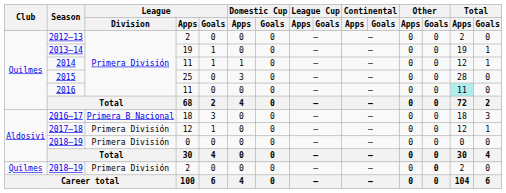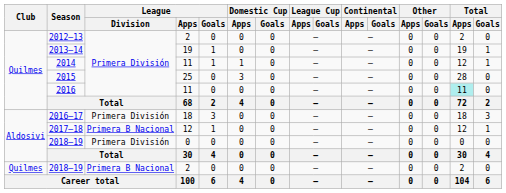(130, 116) Primera B Nacional -> (130, 116) Primera División
(130, 129) Primera División -> (130, 129) Primera B Nacional
(130, 169) Primera División -> (130, 169) Primera B Nacional
(436, 169) bold -> (436, 169) normal
